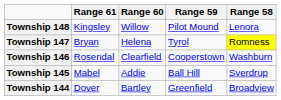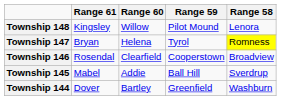(251, 57) Washburn -> (251, 57) Broadview
(251, 88) Broadview -> (251, 88) Washburn
